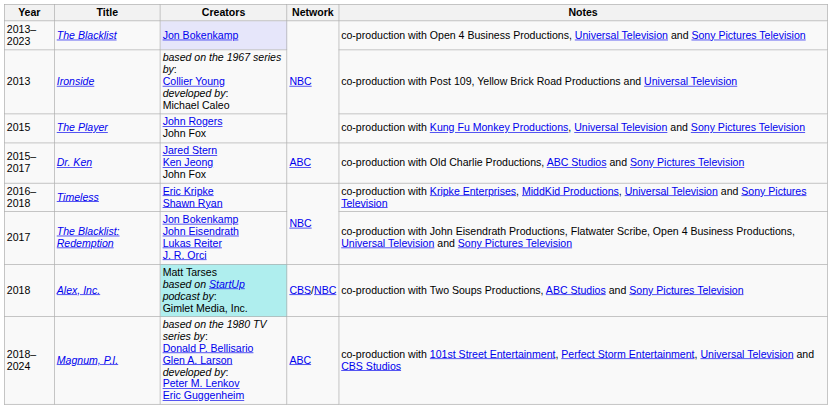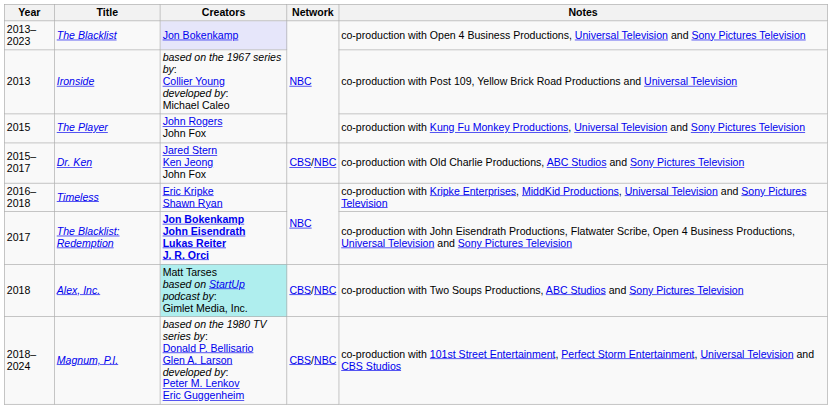(300, 163) ABC -> (313, 163) CBS/NBC
(201, 238) normal -> (204, 238) bold
(300, 360) ABC -> (313, 360) CBS/NBC
